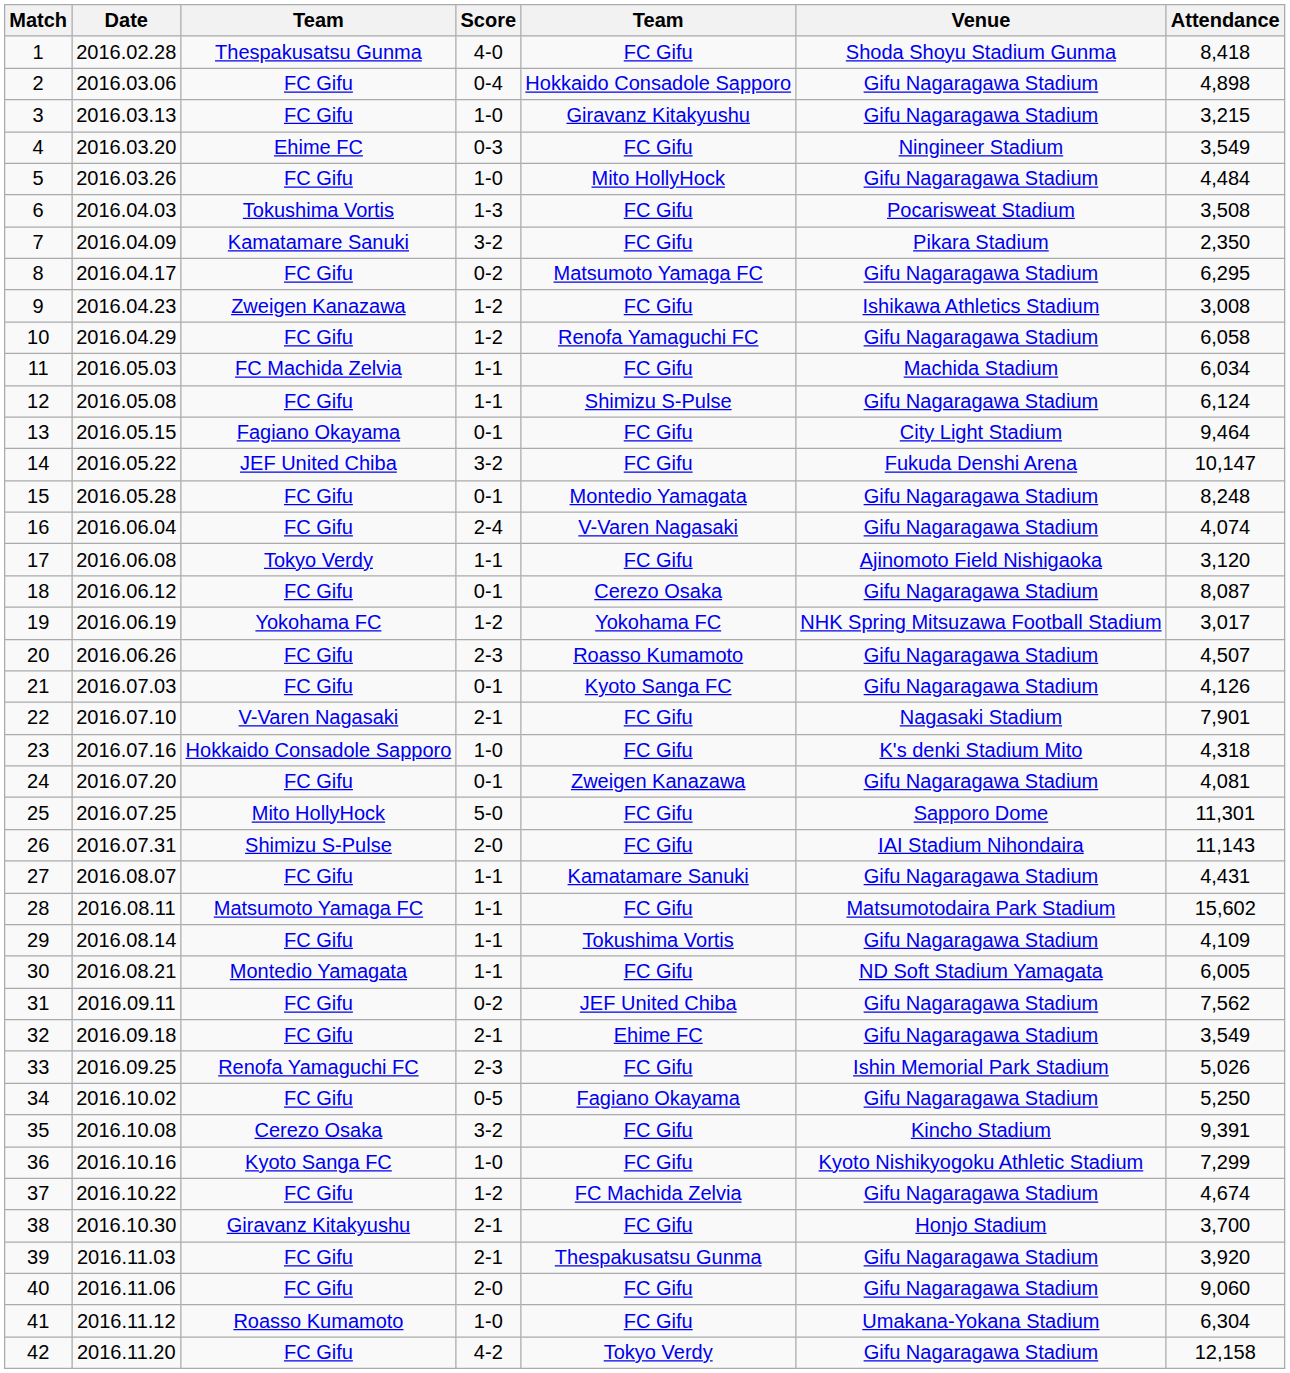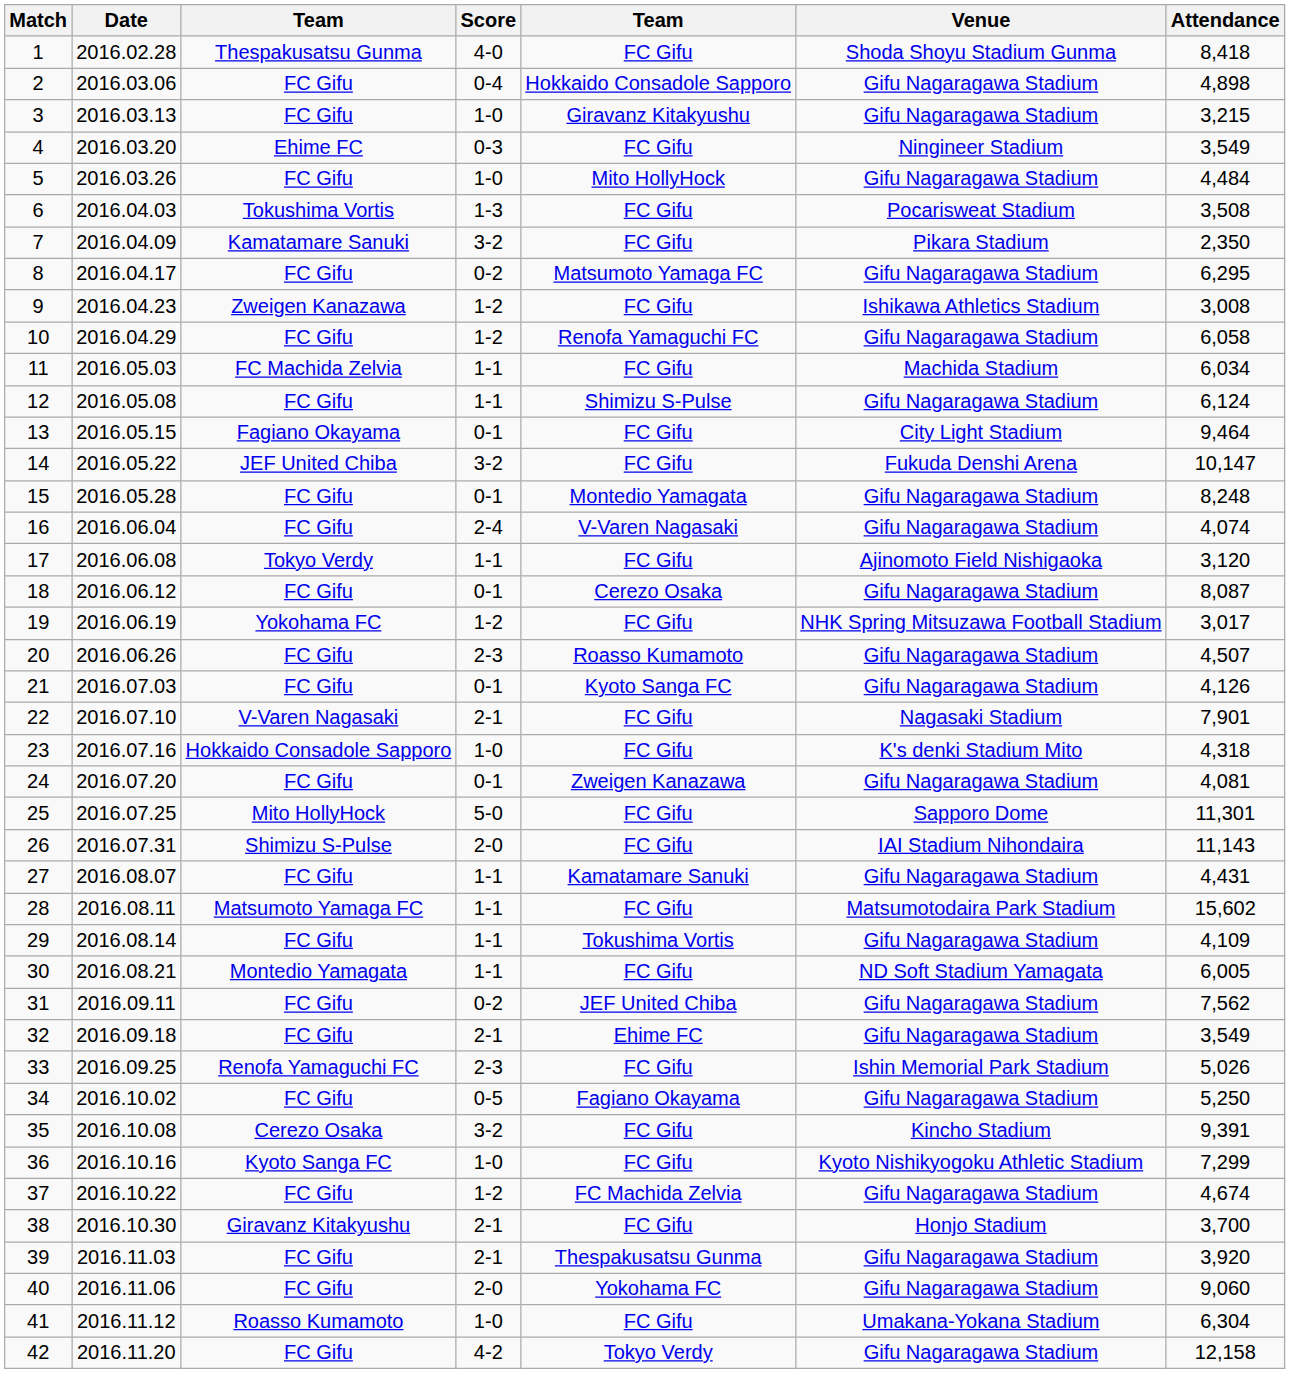(658, 623) Yokohama FC -> (658, 623) FC Gifu
(658, 1289) FC Gifu -> (658, 1289) Yokohama FC
